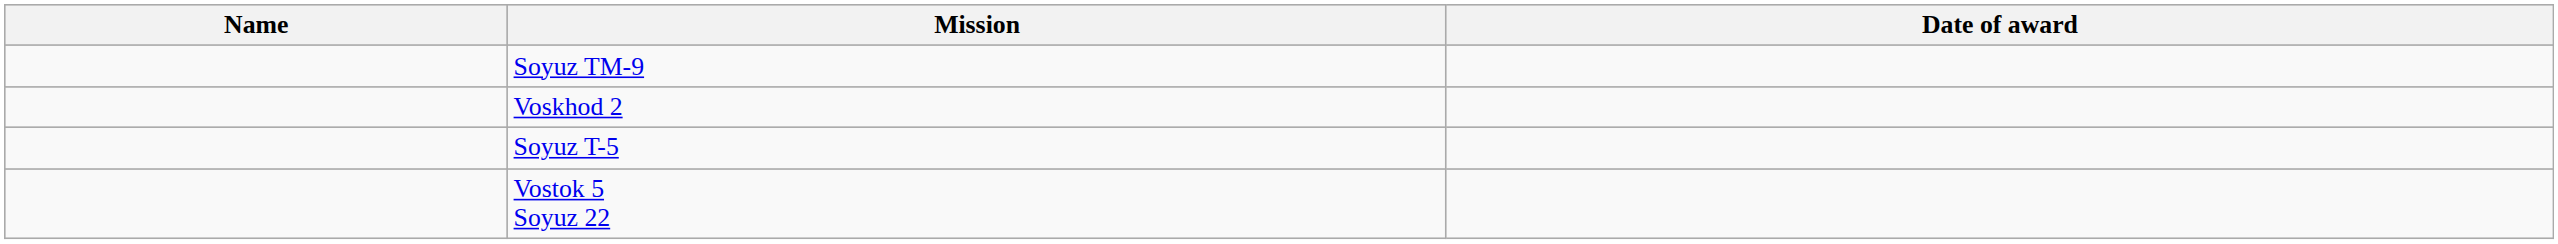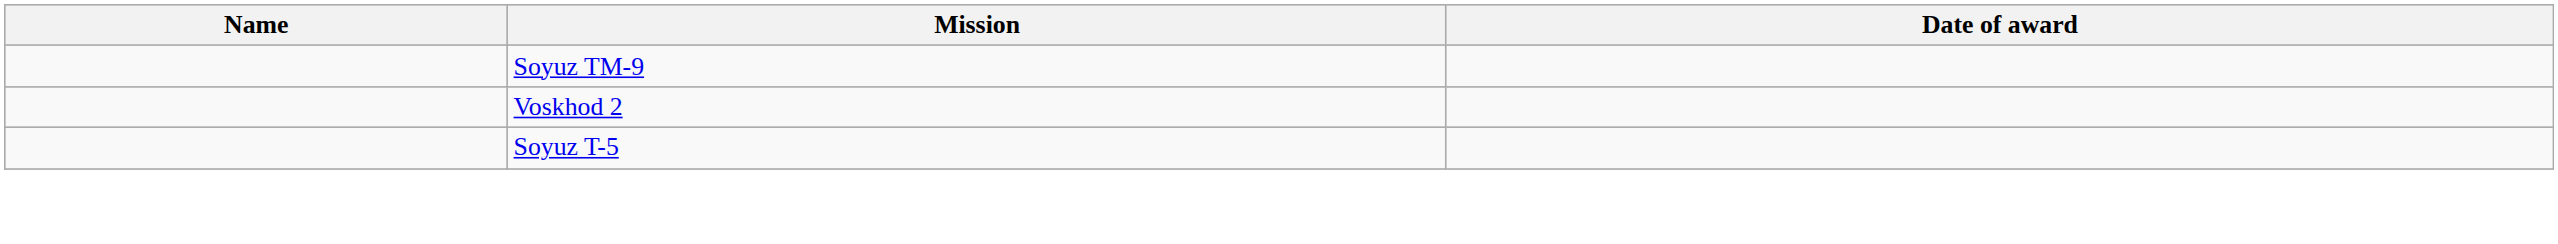- row: (562, 202)
